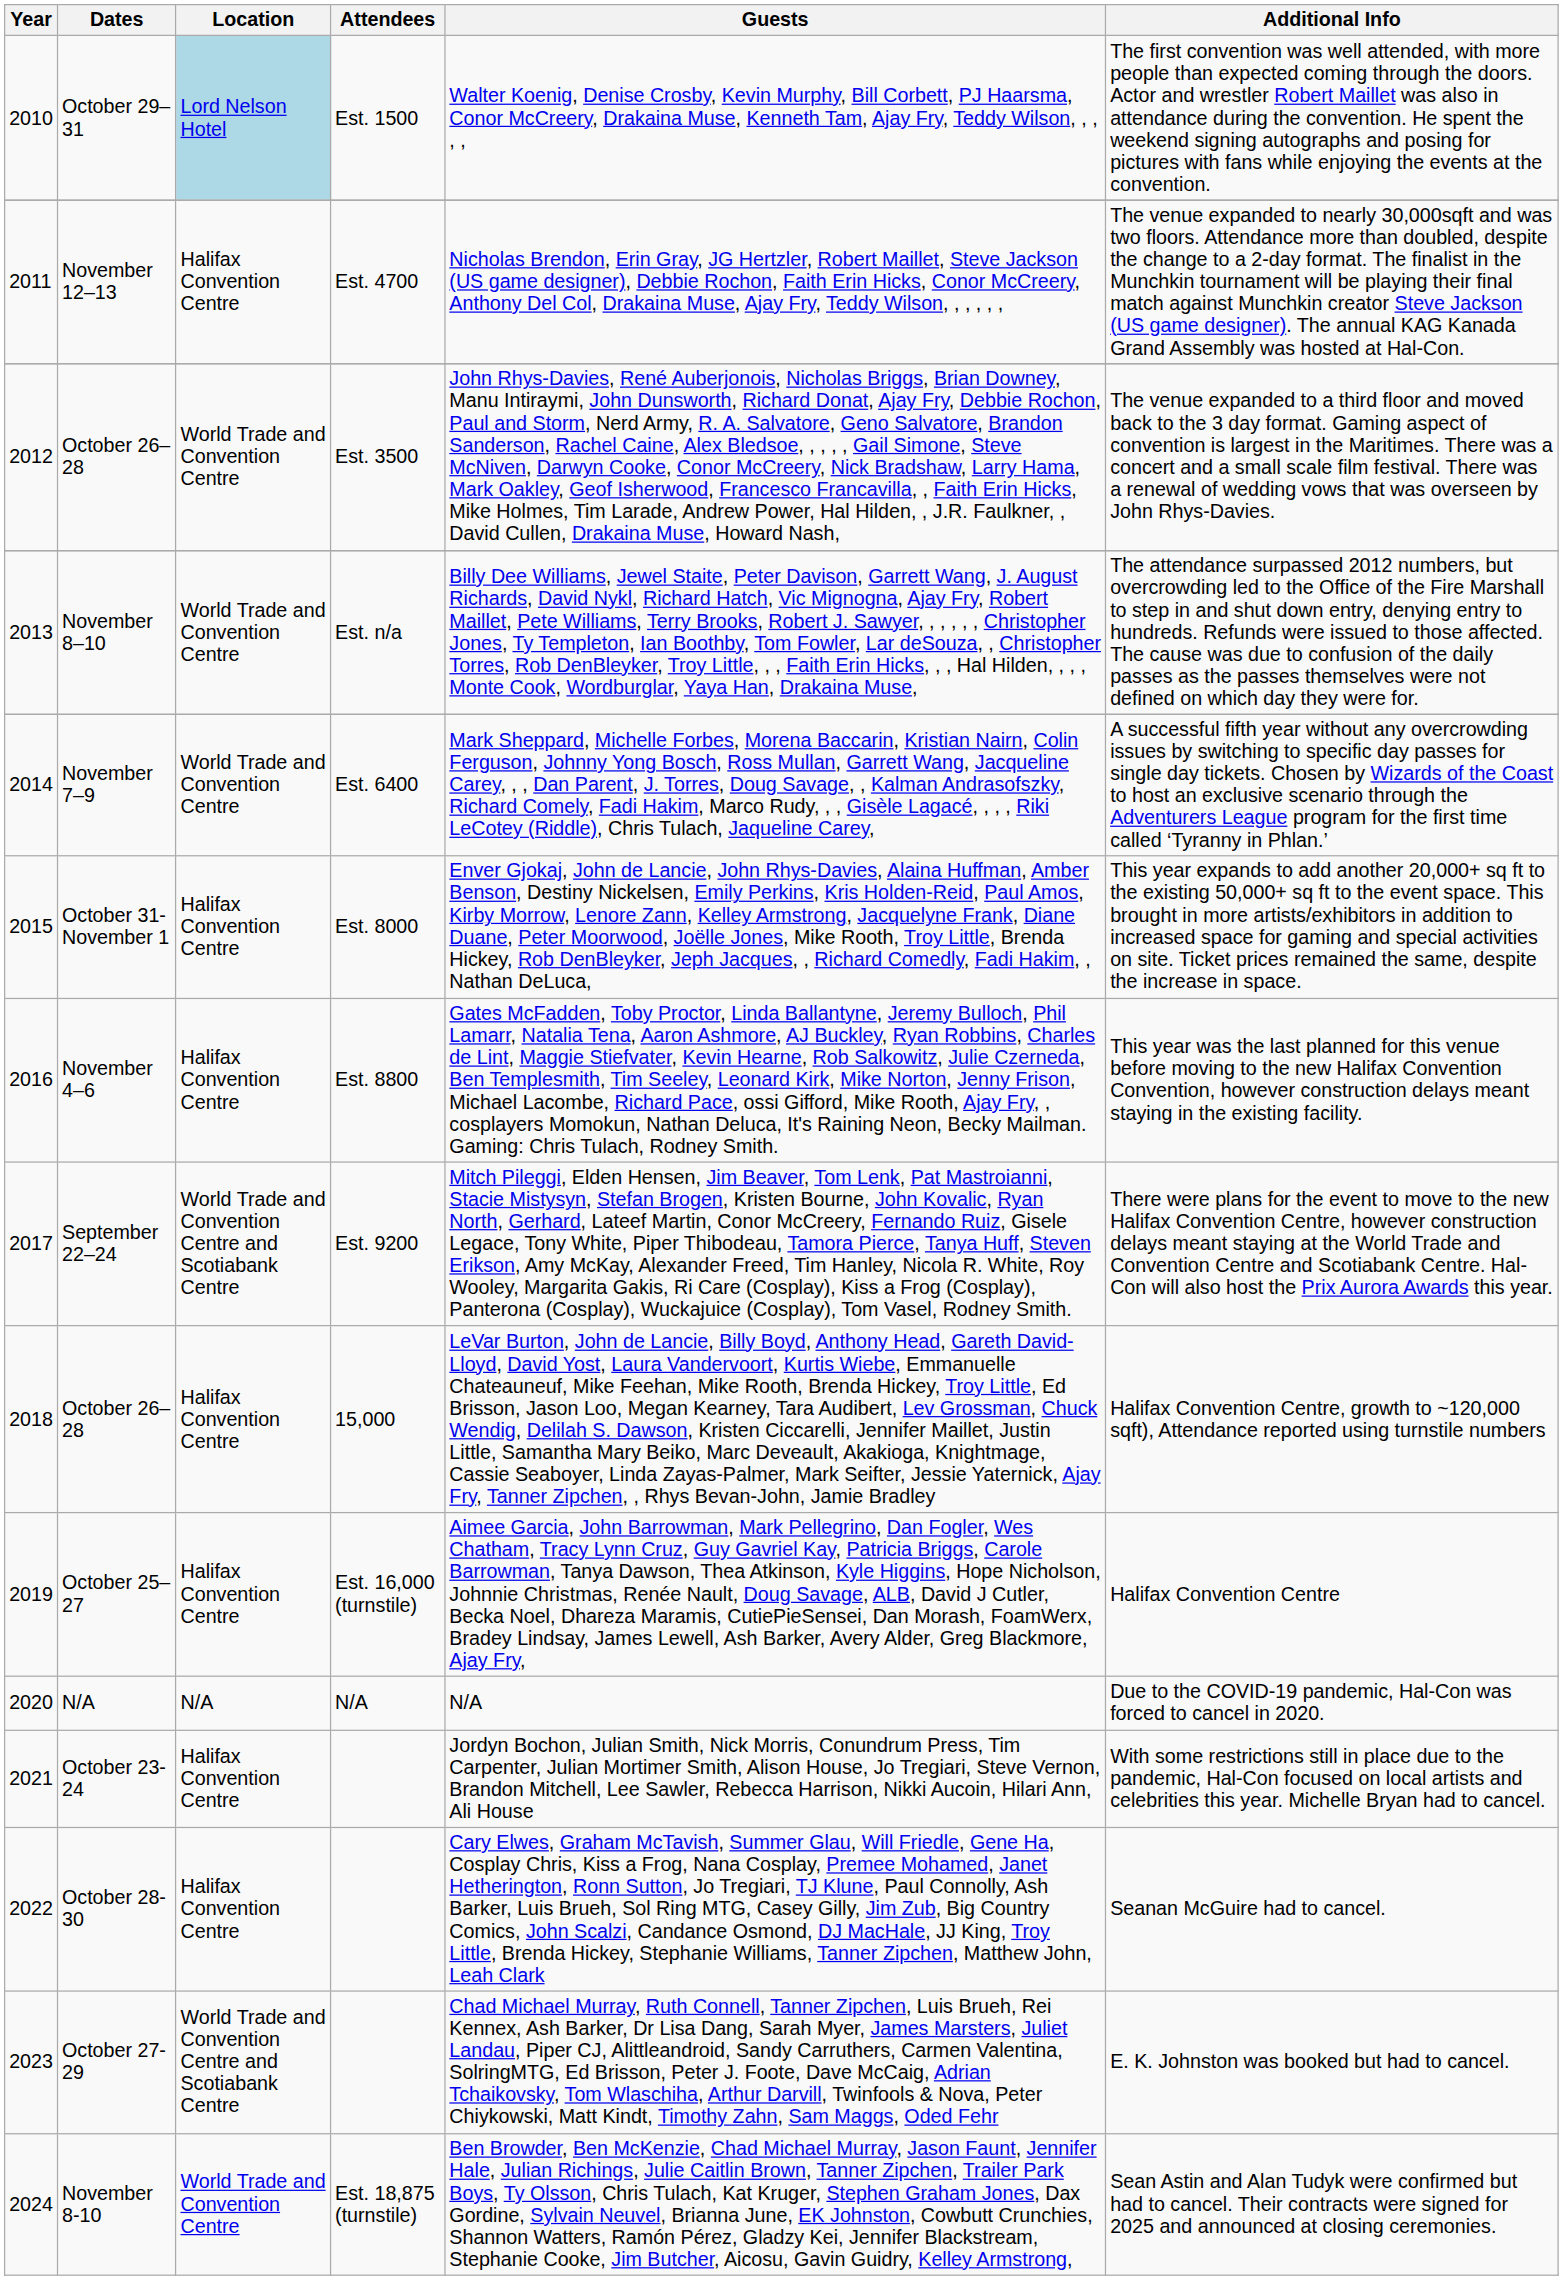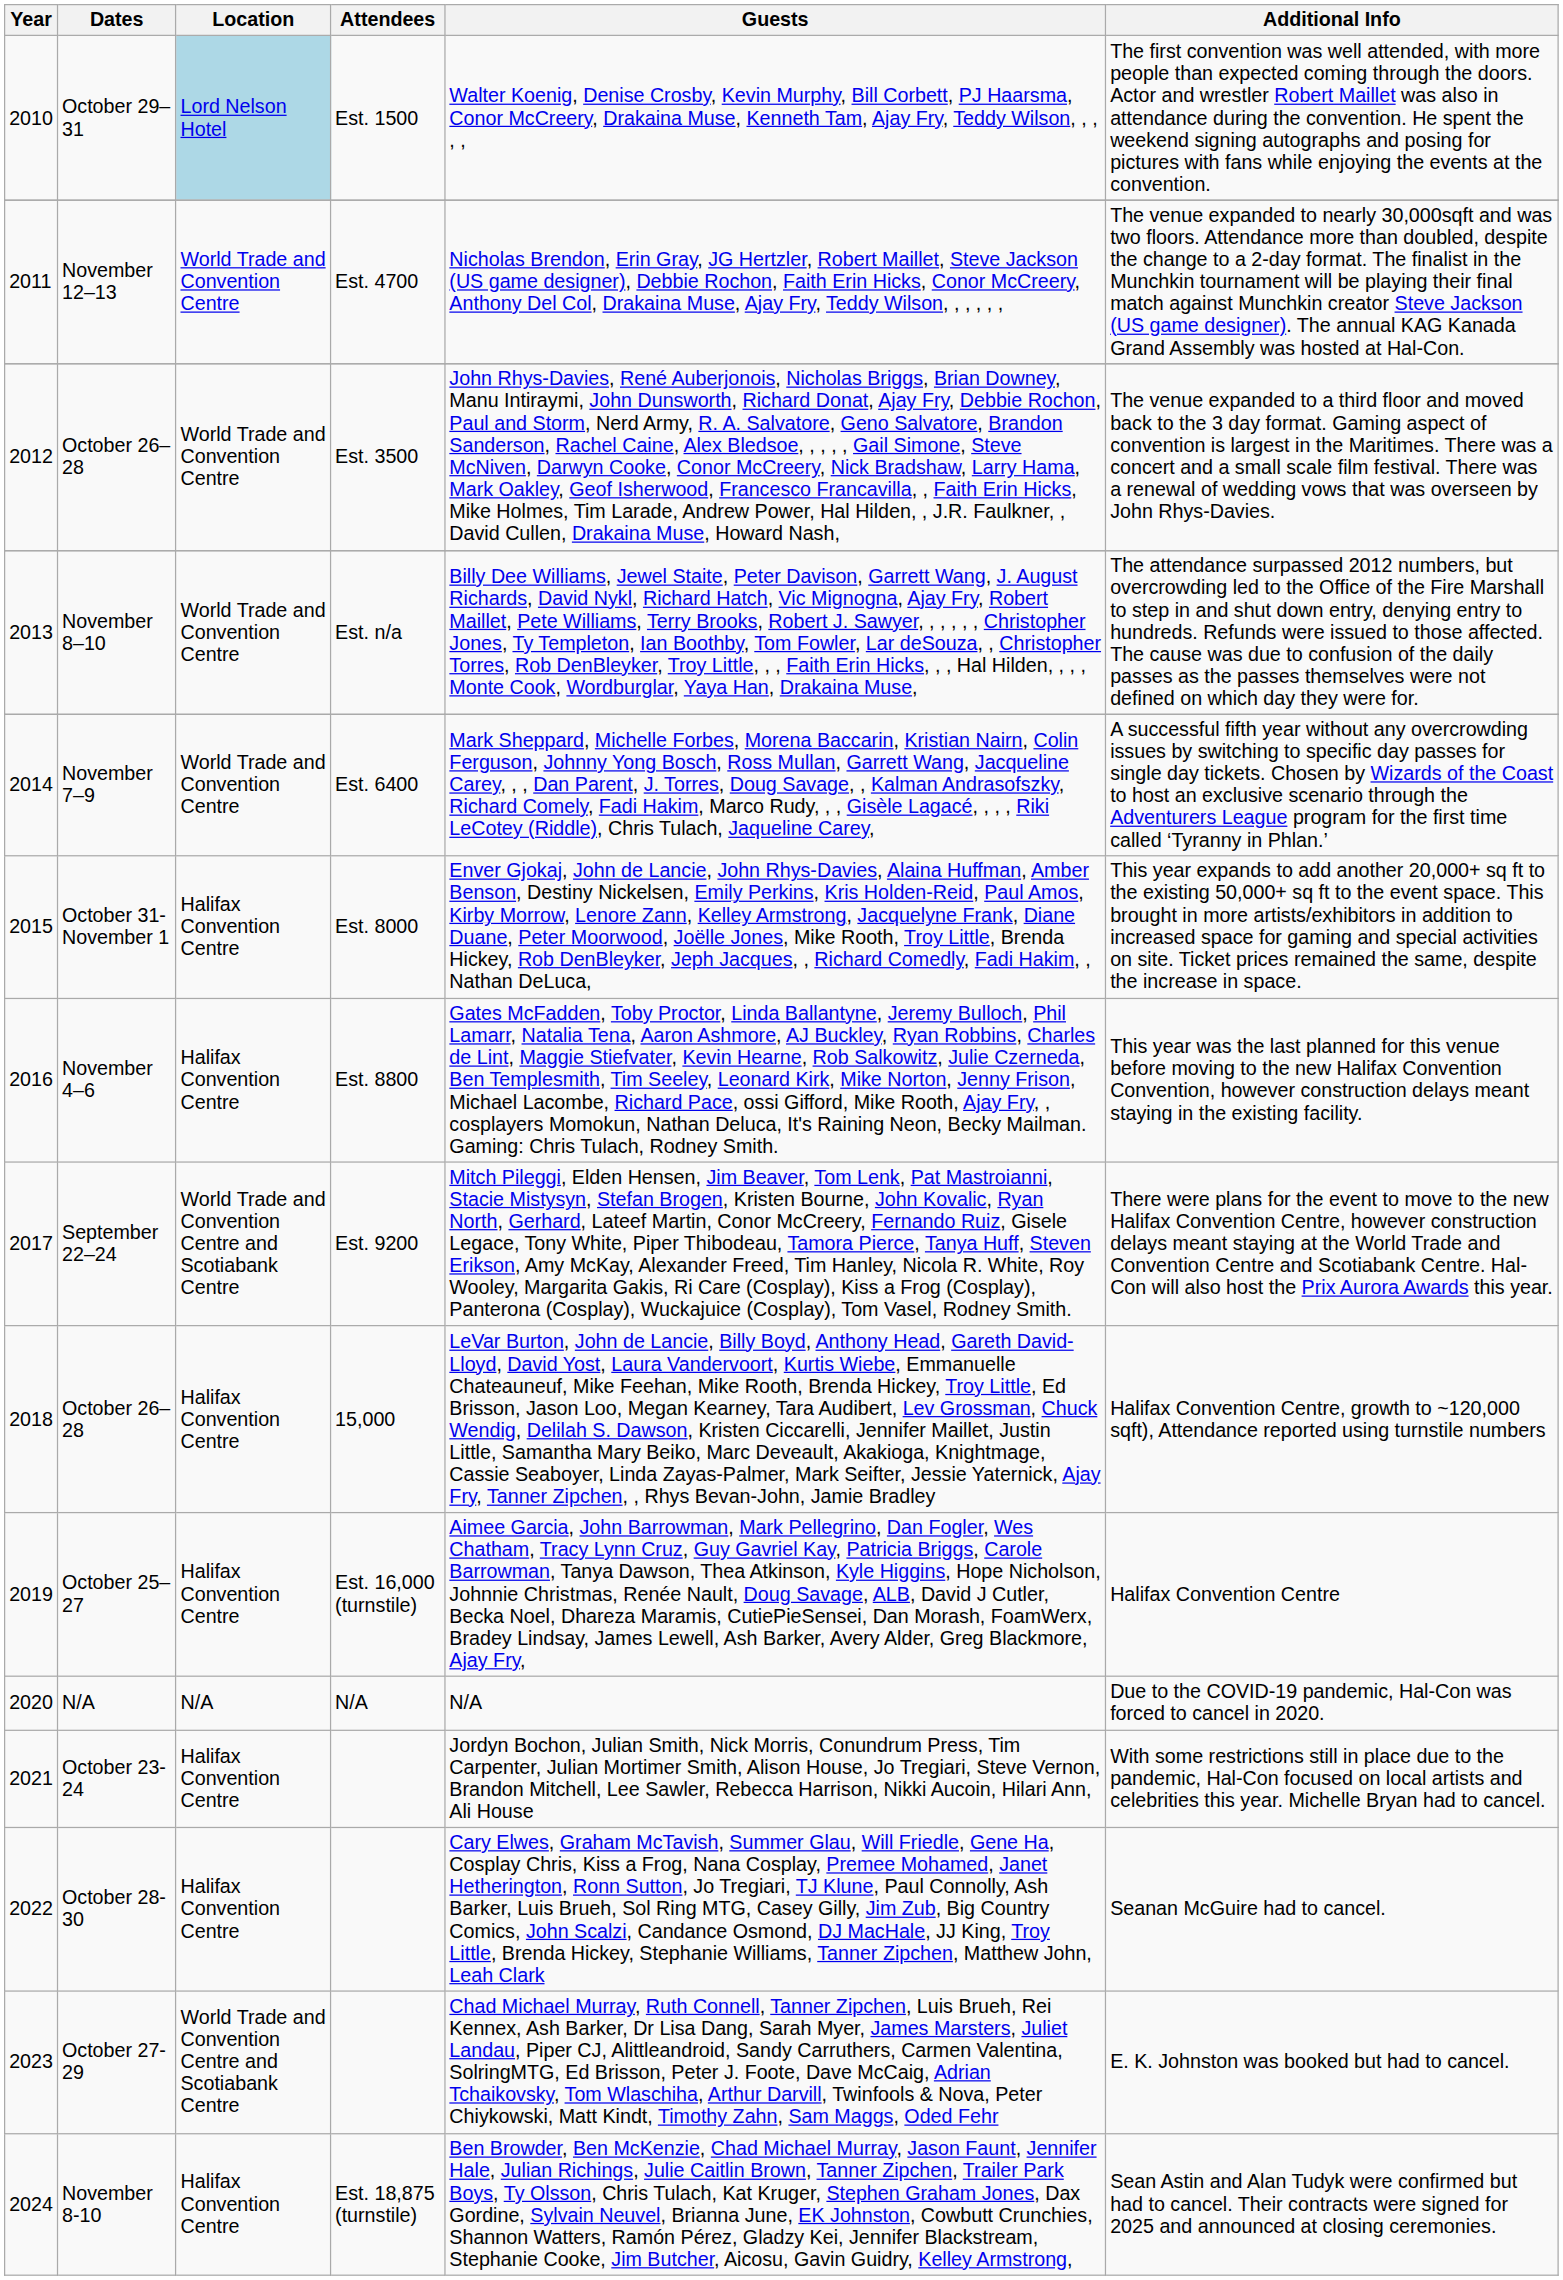(230, 281) Halifax Convention Centre -> (253, 281) World Trade and Convention Centre
(253, 2204) World Trade and Convention Centre -> (230, 2204) Halifax Convention Centre
